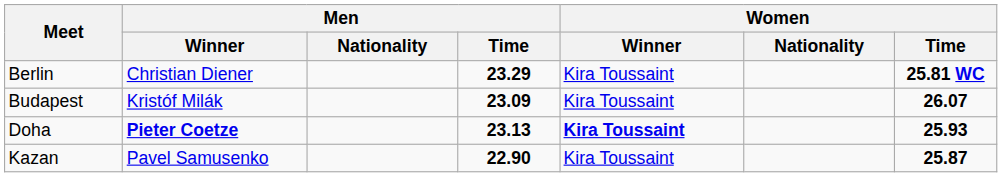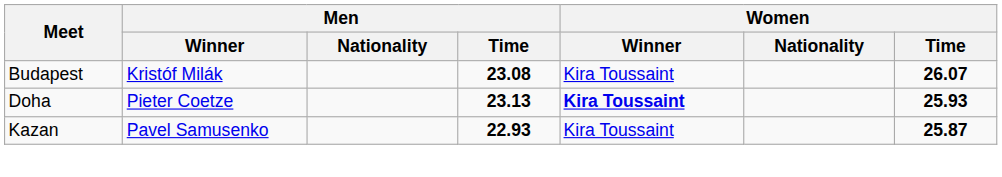- row: (31, 74)
(509, 102) 23.09 -> (509, 74) 23.08
(182, 130) bold -> (180, 102) normal
(509, 158) 22.90 -> (509, 130) 22.93
